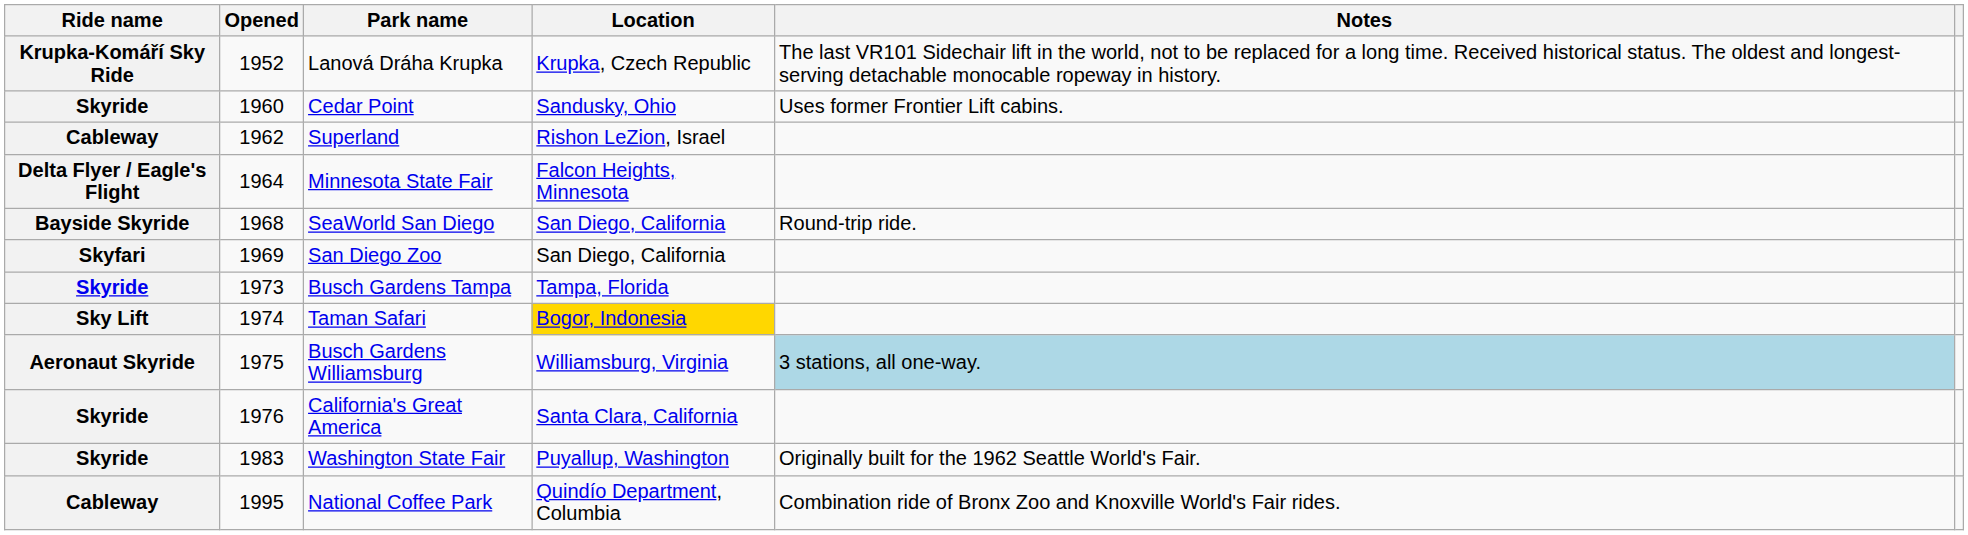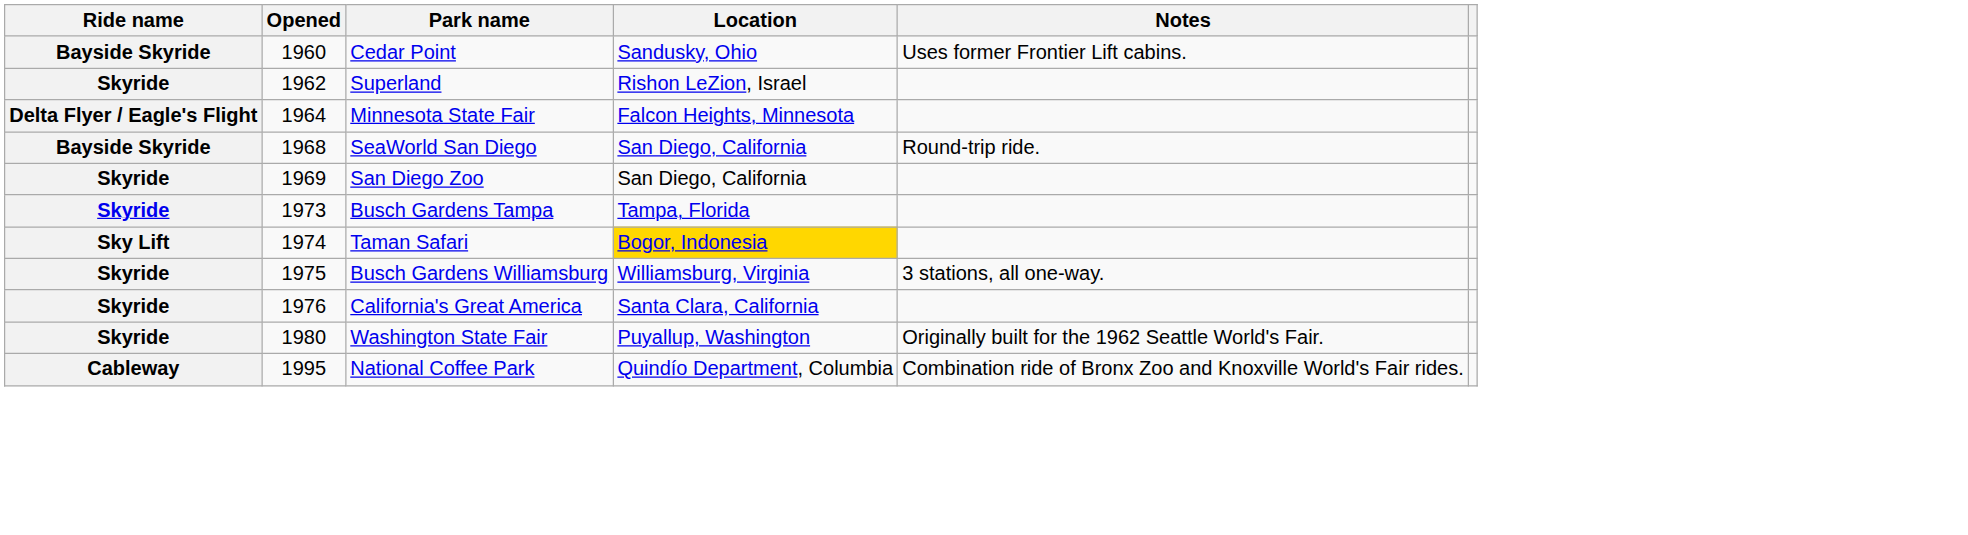- row: (405, 63)
(112, 106) Skyride -> (133, 52) Bayside Skyride
(112, 138) Cableway -> (133, 83) Skyride
(112, 255) Skyfari -> (133, 178) Skyride
(112, 362) Aeronaut Skyride -> (133, 274) Skyride
(880, 362) lightblue background -> (1003, 274) no background
(262, 459) 1983 -> (304, 337) 1980
